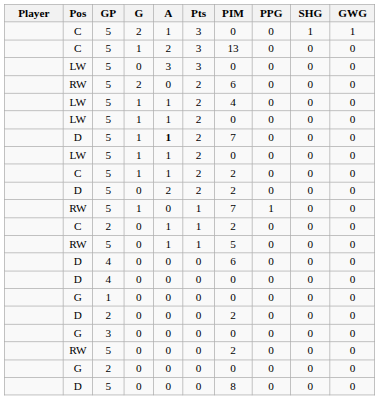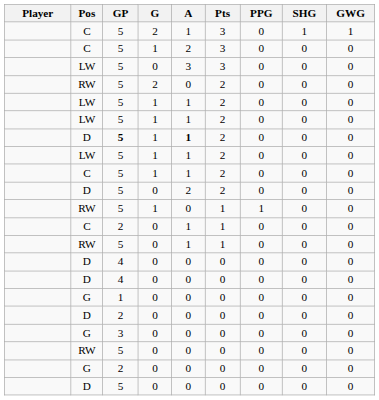- column: (233, 13)
(108, 137) normal -> (120, 137) bold
